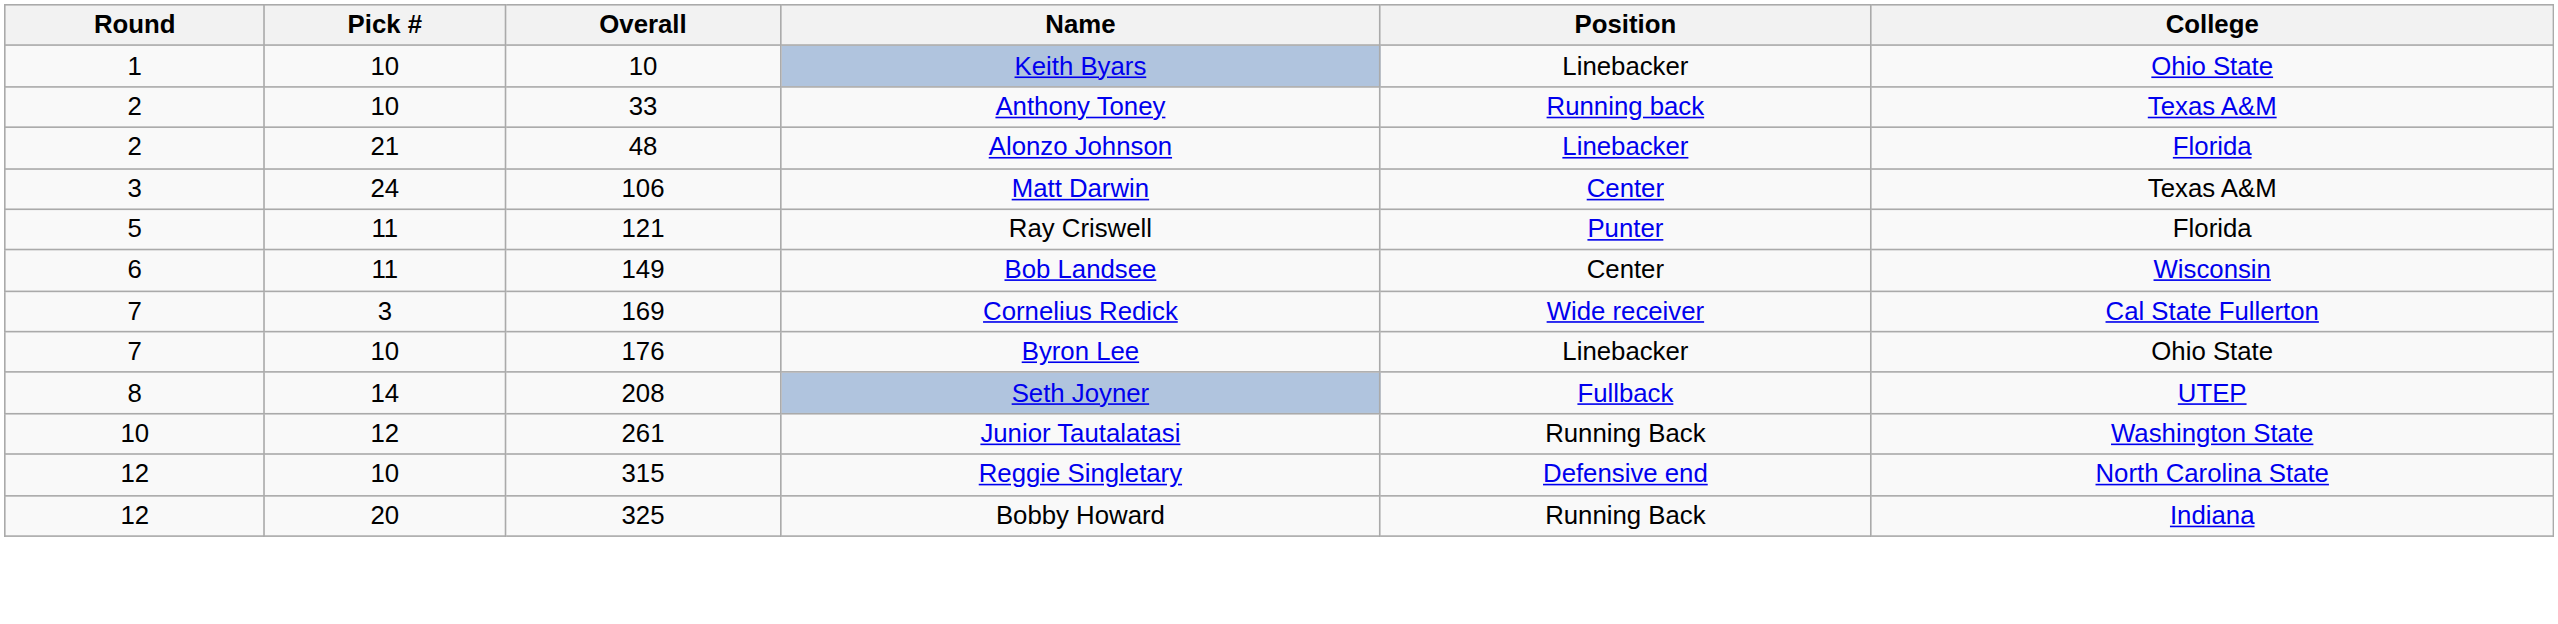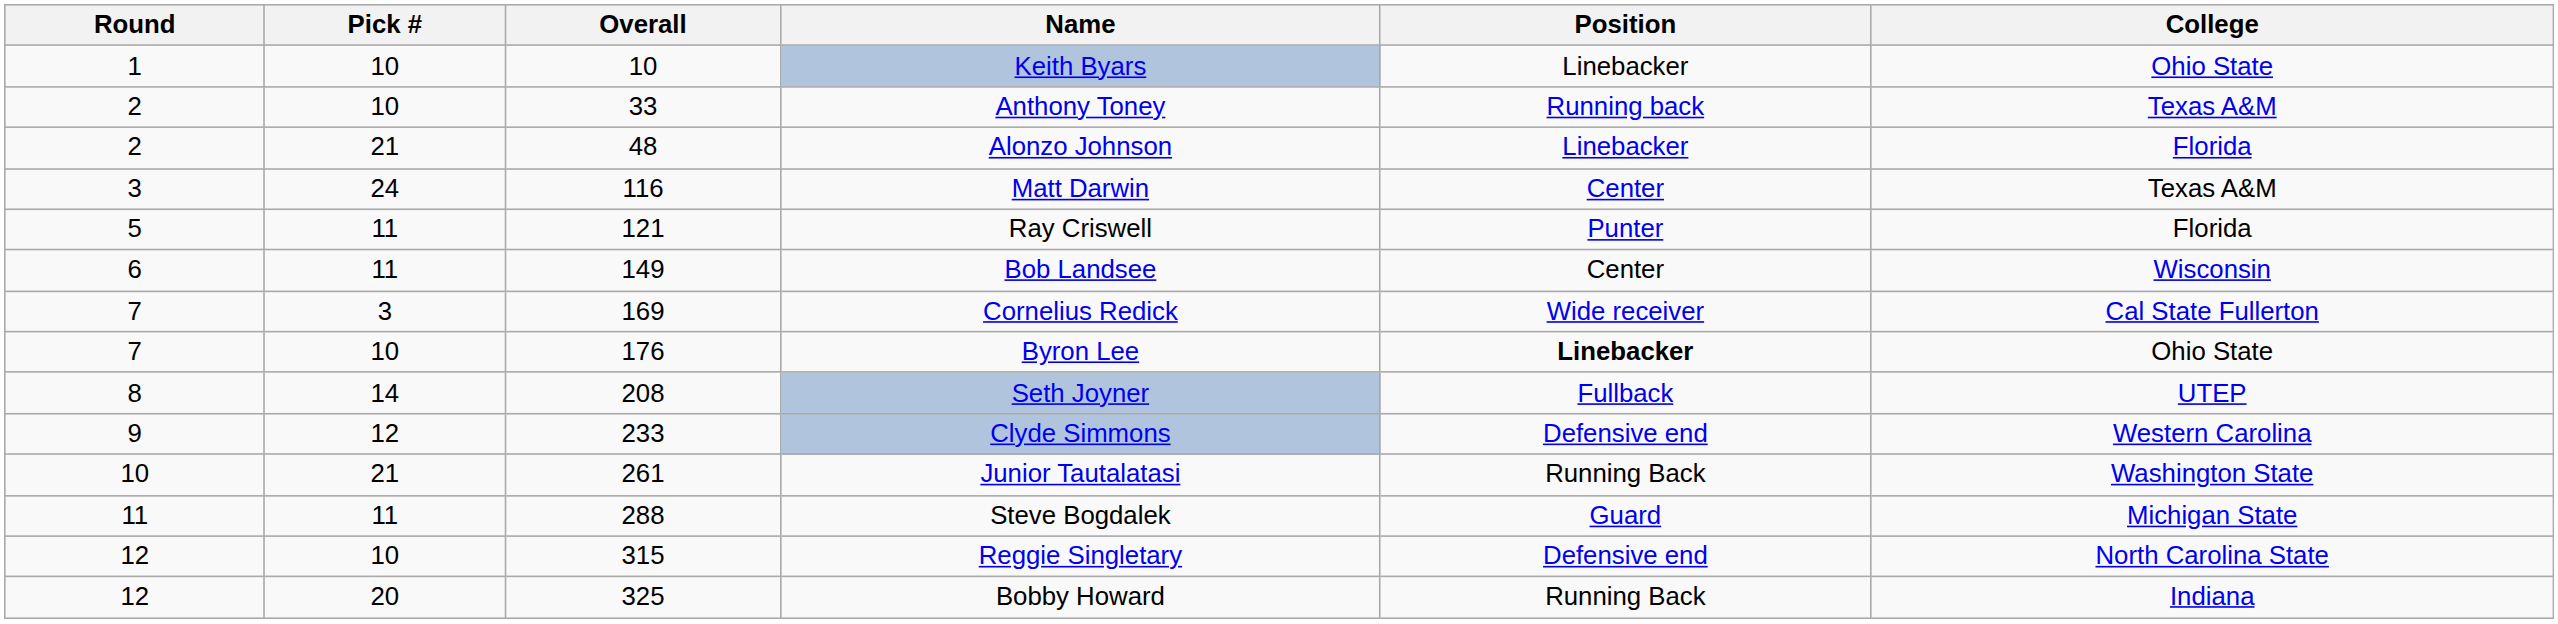(643, 188) 106 -> (643, 188) 116
(1625, 351) normal -> (1625, 351) bold
+ row: (1080, 433)
(385, 433) 12 -> (385, 474) 21
+ row: (1080, 515)
